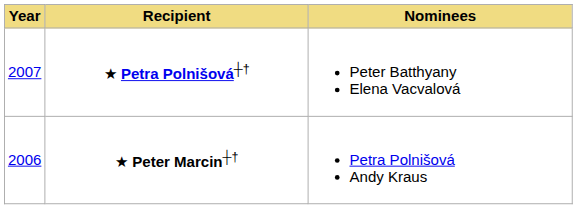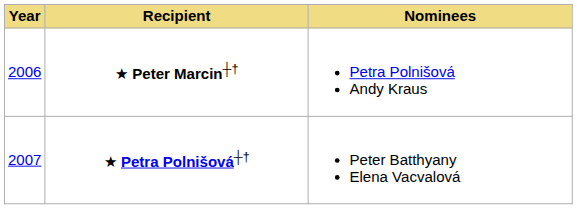rows swapped: (177, 160) <-> (177, 72)
